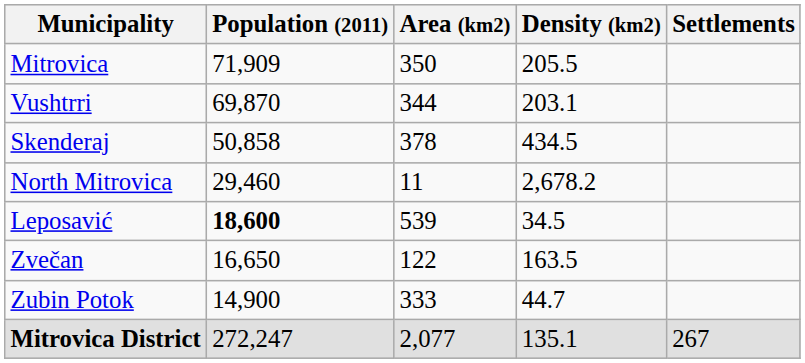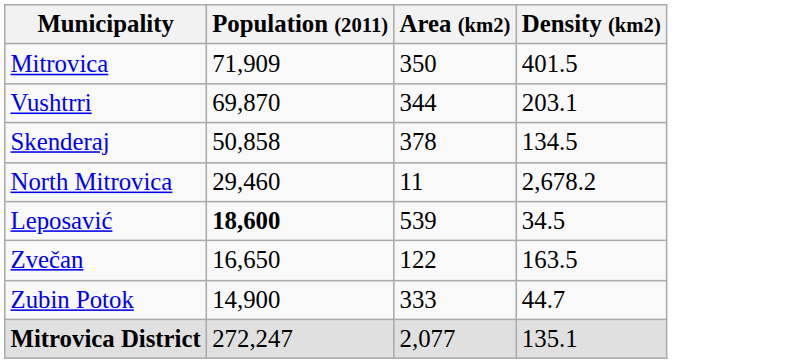- column: (734, 24)
(550, 63) 205.5 -> (550, 63) 401.5
(550, 142) 434.5 -> (550, 142) 134.5
